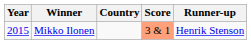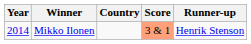(18, 30) 2015 -> (18, 30) 2014
